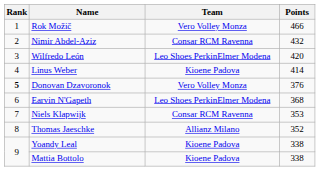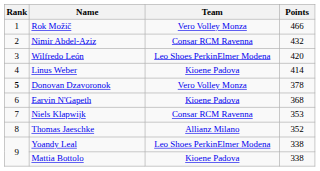(297, 85) 376 -> (297, 85) 378
(212, 100) Leo Shoes PerkinElmer Modena -> (212, 100) Kioene Padova
(212, 144) Kioene Padova -> (212, 144) Leo Shoes PerkinElmer Modena
